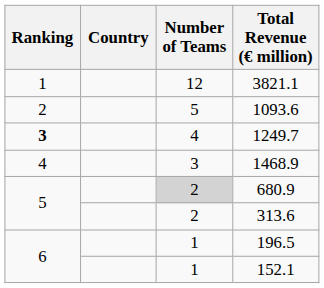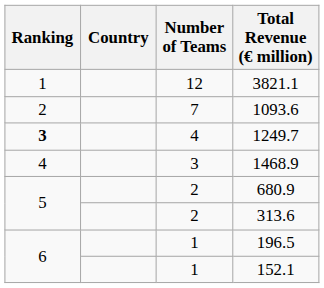(194, 109) 5 -> (194, 109) 7
(194, 189) lightgrey background -> (194, 189) no background
